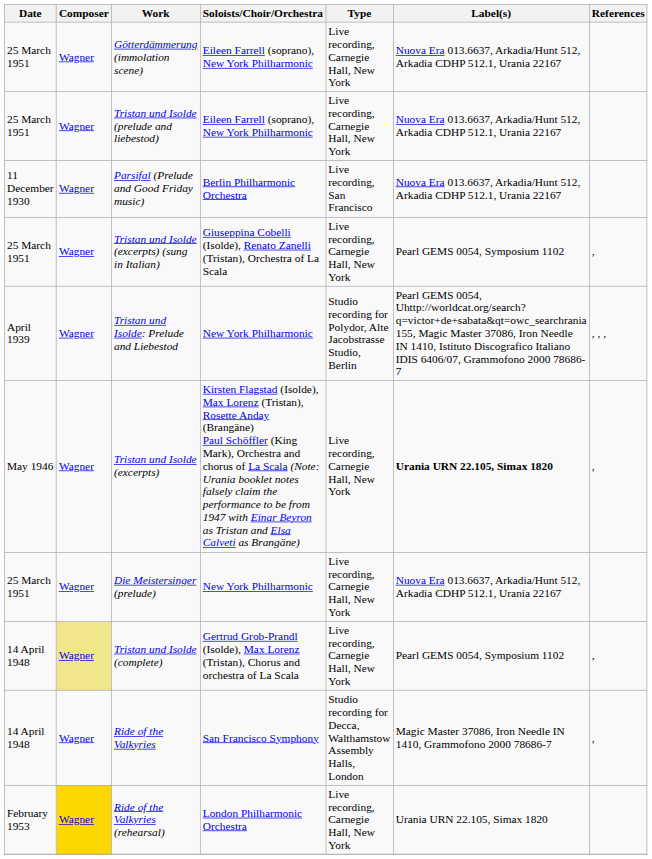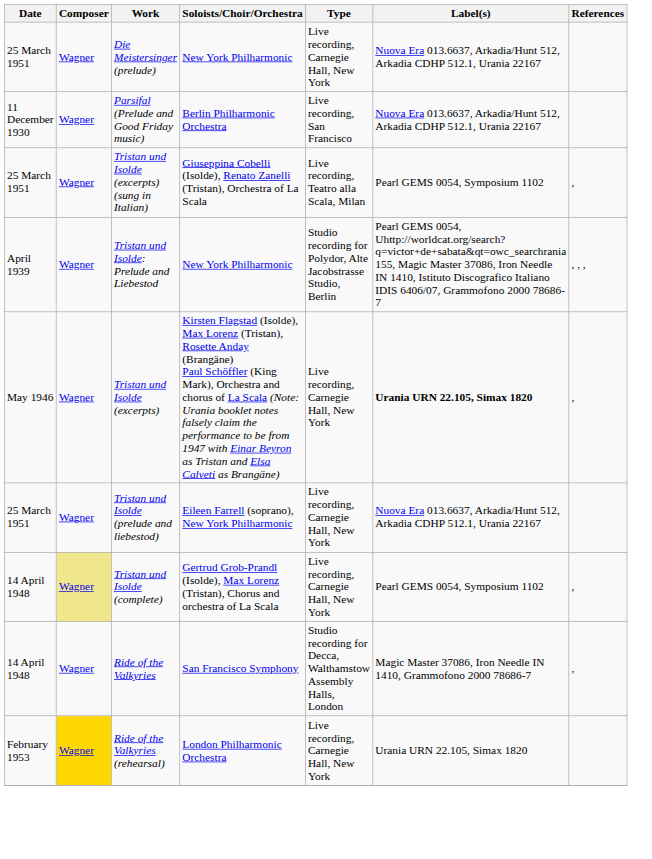- row: (156, 57)
rows swapped: (155, 586) <-> (155, 126)
(352, 251) Live recording, Carnegie Hall, New York -> (337, 182) Live recording, Teatro alla Scala, Milan
